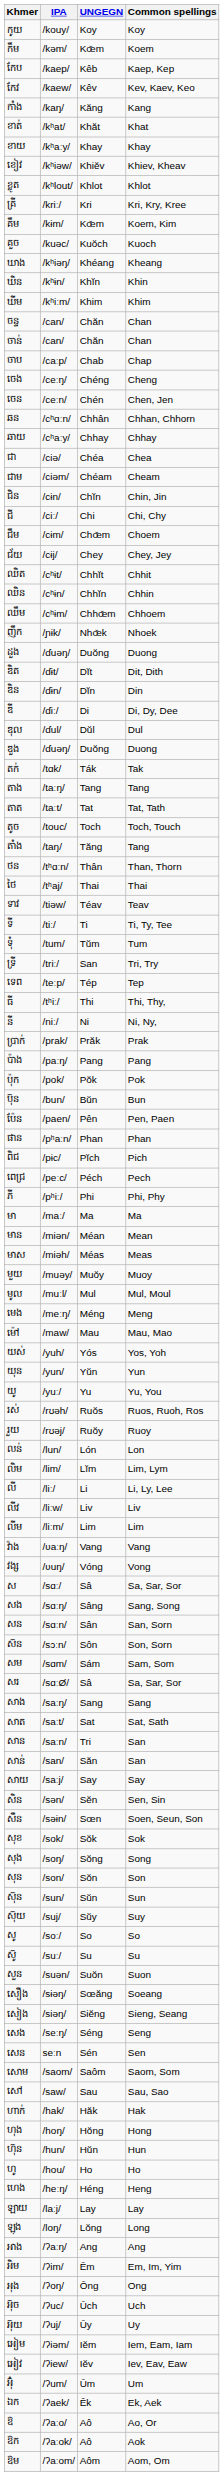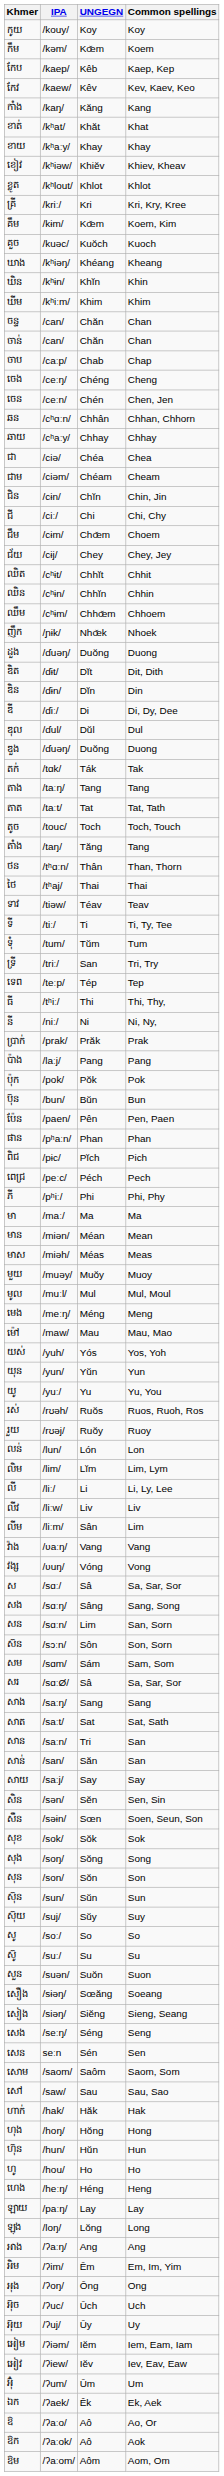(55, 1060) /paːŋ/ -> (52, 1060) /laːj/
(88, 1527) Lim -> (89, 1527) Sân
(89, 1625) Sân -> (88, 1625) Lim
(52, 2208) /laːj/ -> (55, 2208) /paːŋ/
